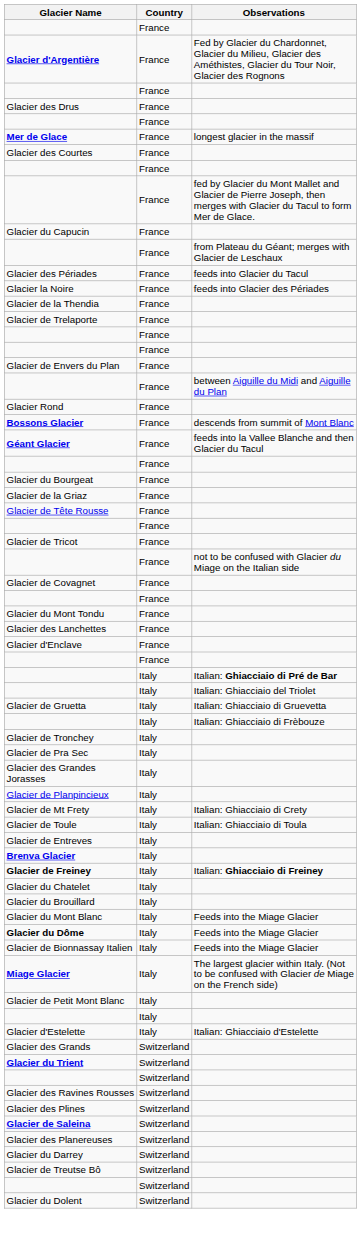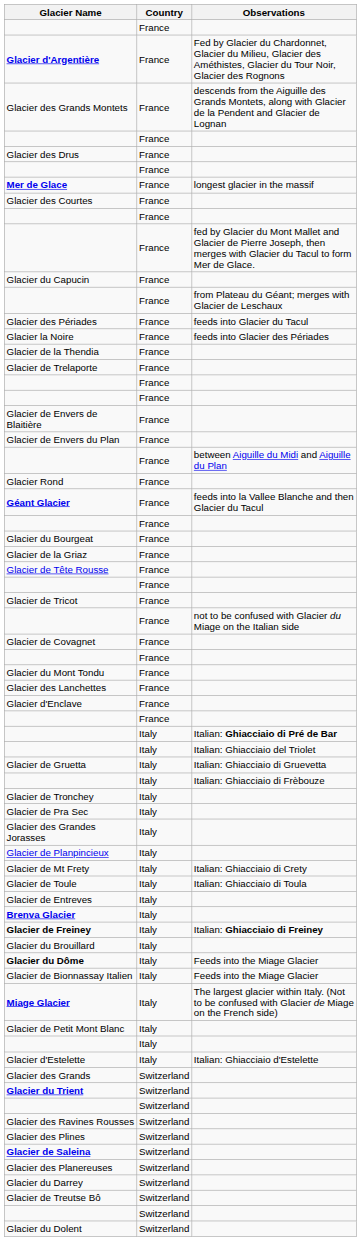+ row: (67, 107)
+ row: (52, 419)
- row: (45, 423)
- row: (48, 886)
- row: (54, 917)
